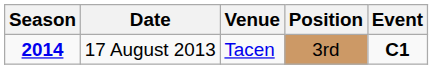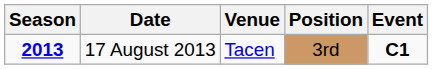(42, 50) 2014 -> (42, 50) 2013
